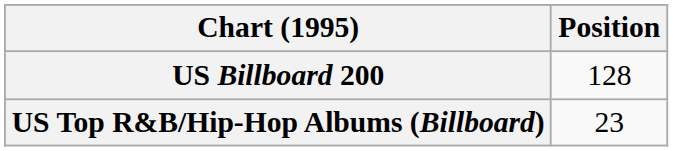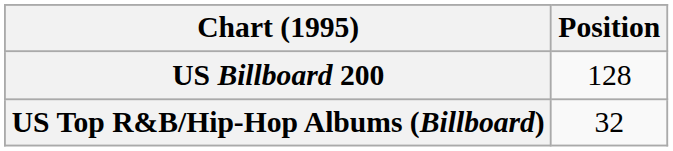(609, 121) 23 -> (609, 121) 32
